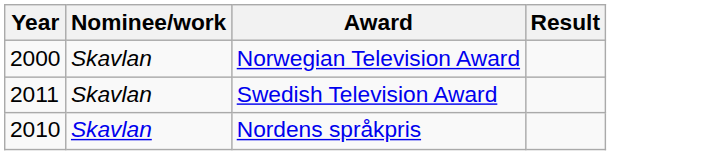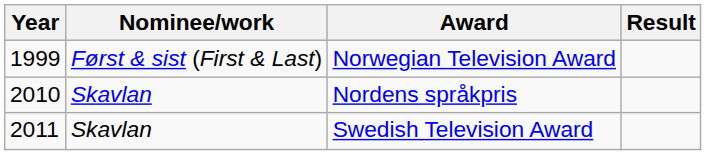(35, 58) 2000 -> (35, 58) 1999
(111, 58) Skavlan -> (197, 58) Først & sist (First & Last)
rows swapped: (329, 130) <-> (367, 94)
